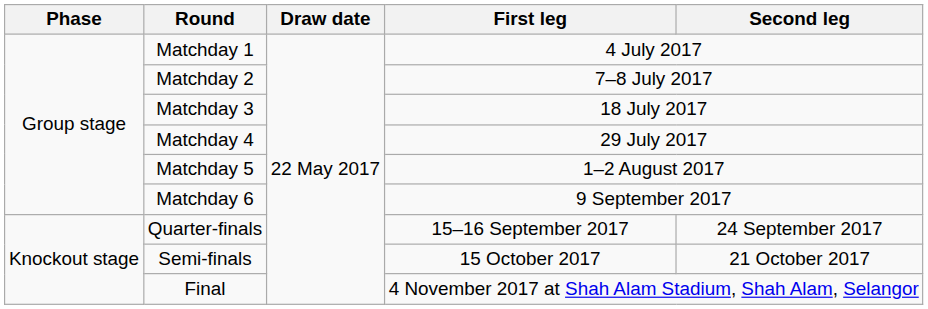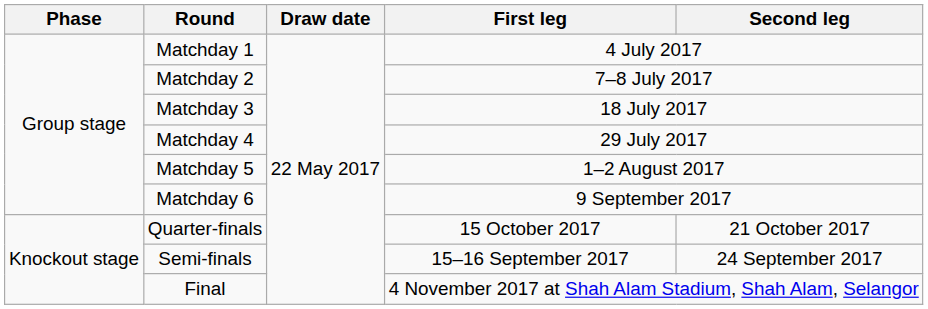(530, 229) 15–16 September 2017 -> (530, 229) 15 October 2017
(800, 229) 24 September 2017 -> (800, 229) 21 October 2017
(530, 259) 15 October 2017 -> (530, 259) 15–16 September 2017
(800, 259) 21 October 2017 -> (800, 259) 24 September 2017
